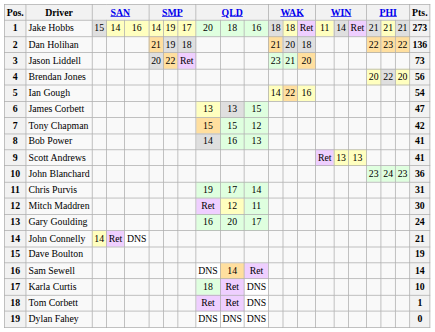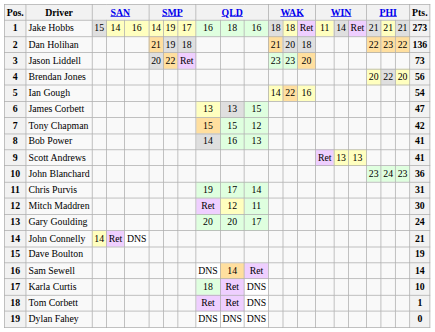(208, 28) 20 -> (208, 28) 16
(290, 60) 21 -> (290, 60) 23
(208, 222) 16 -> (208, 222) 20
